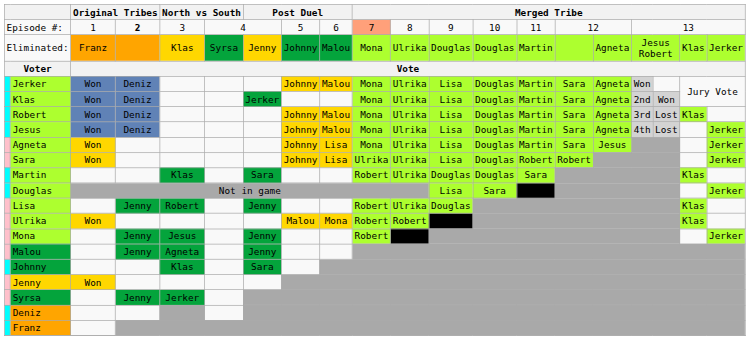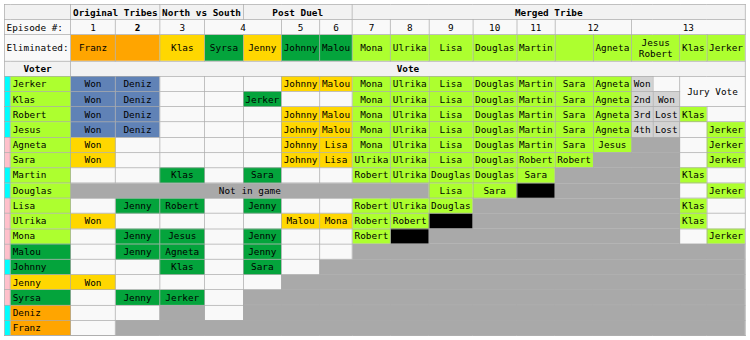(371, 27) lightsalmon background -> (371, 27) no background
(451, 48) Douglas -> (451, 48) Lisa
